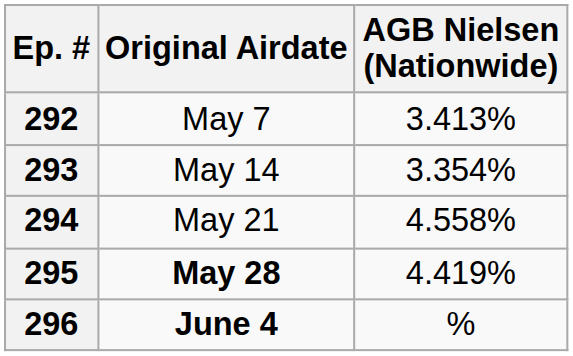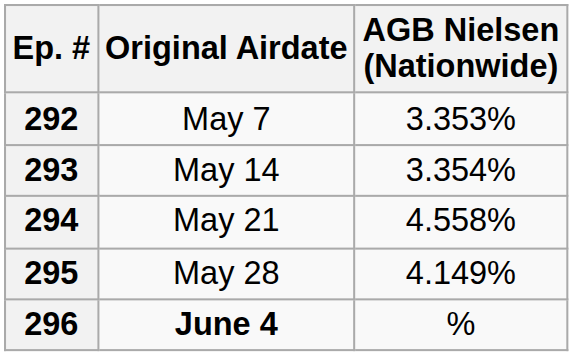(461, 118) 3.413% -> (461, 118) 3.353%
(226, 272) bold -> (226, 272) normal
(461, 272) 4.419% -> (461, 272) 4.149%
